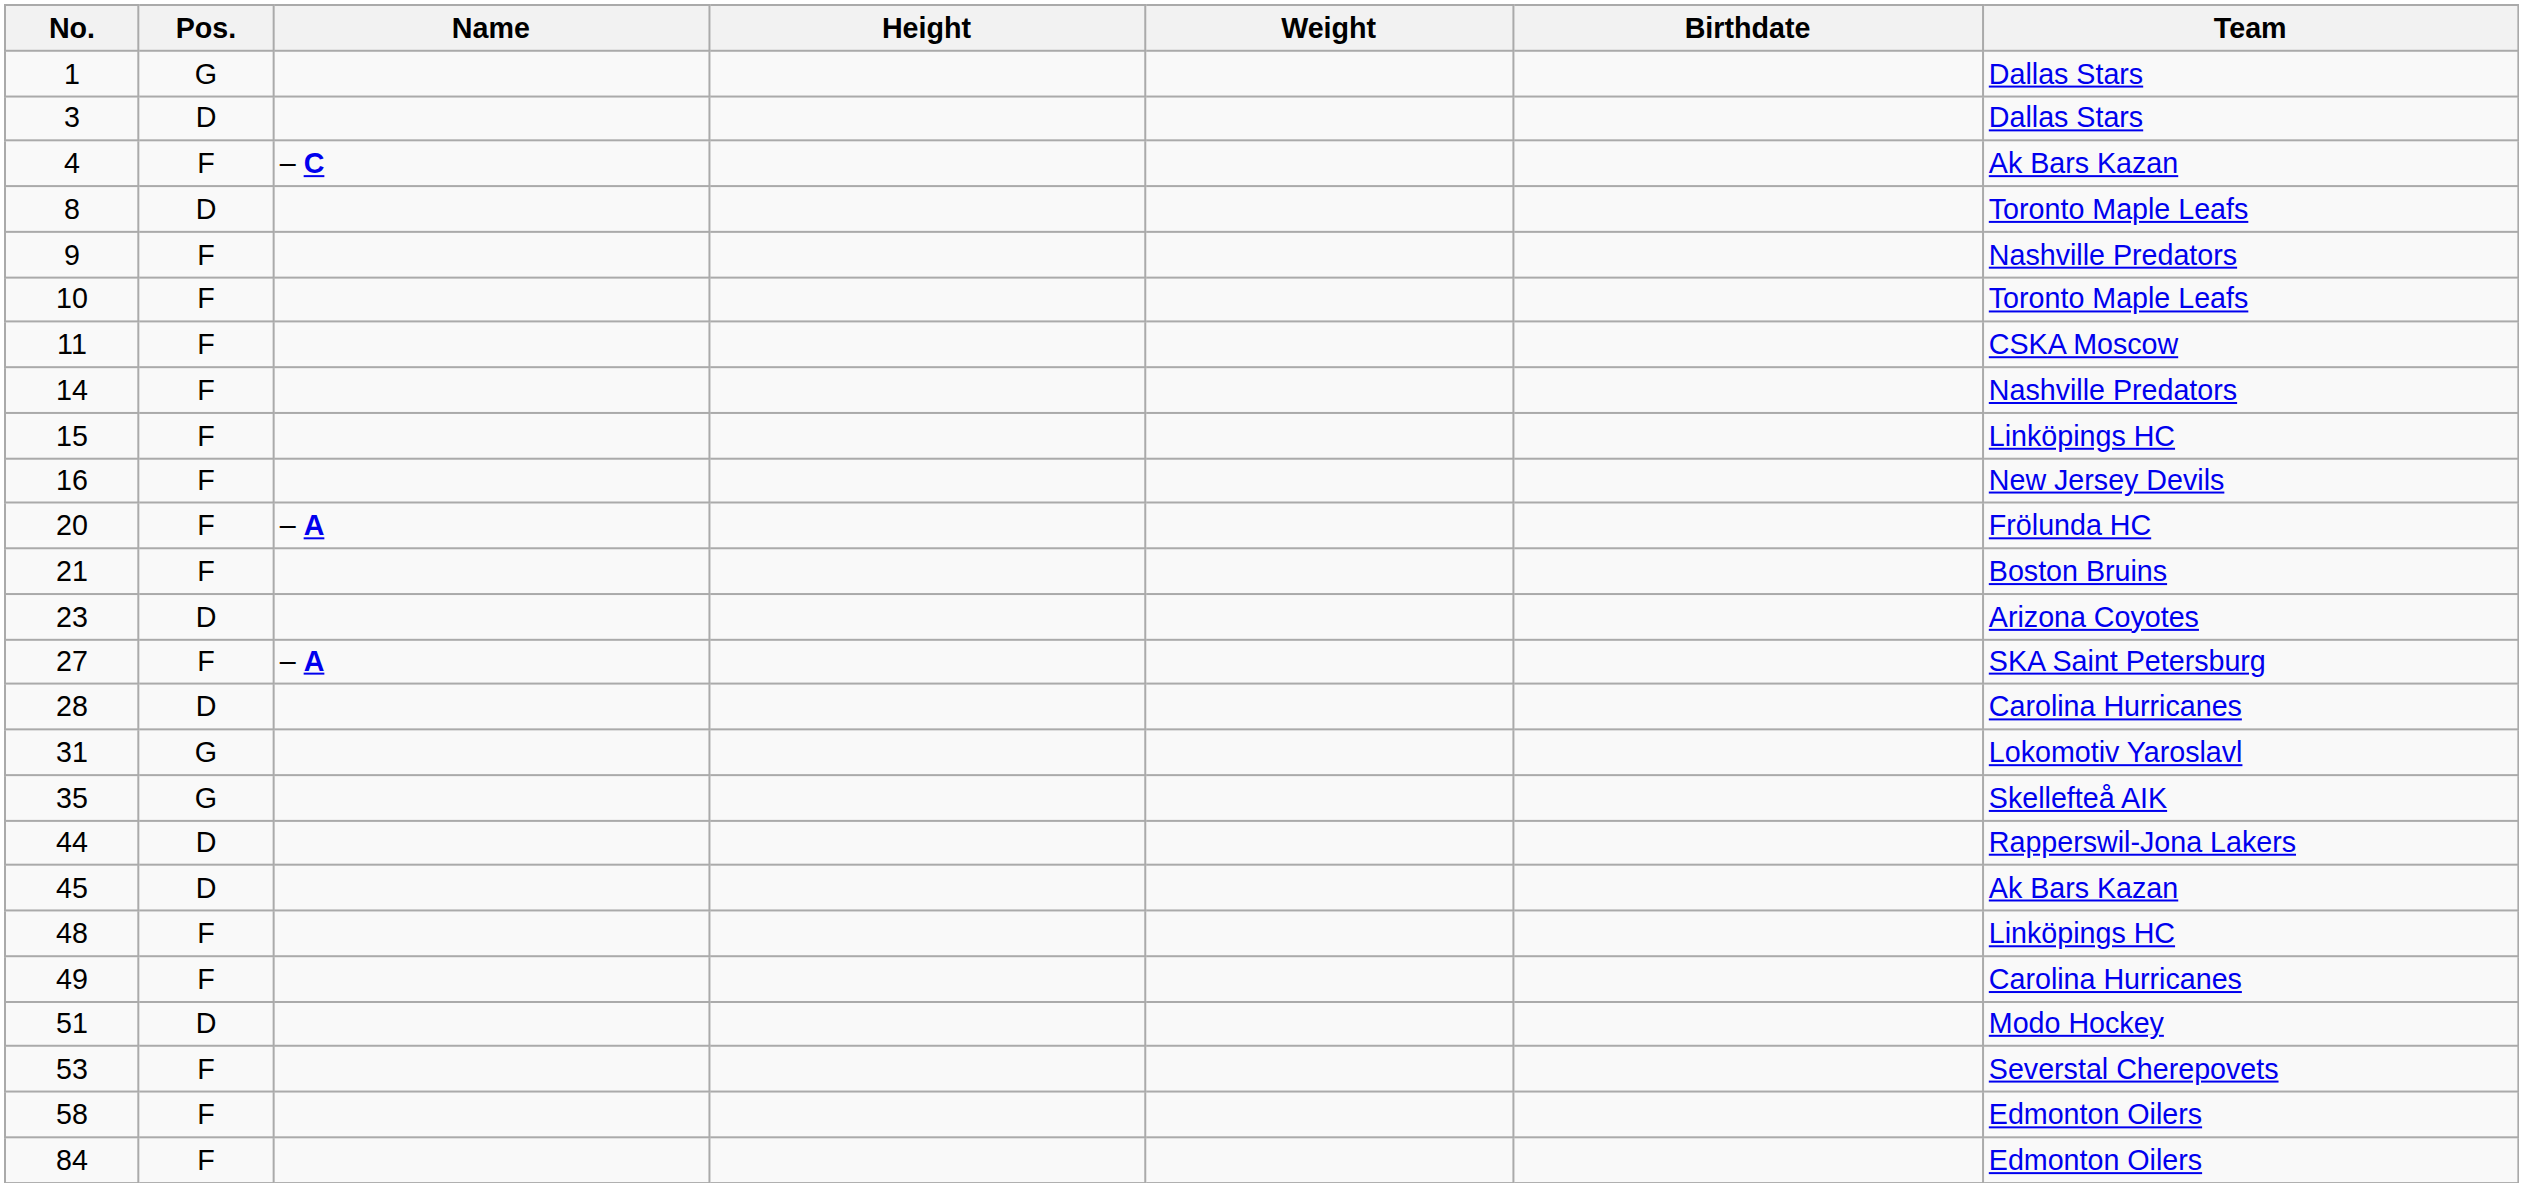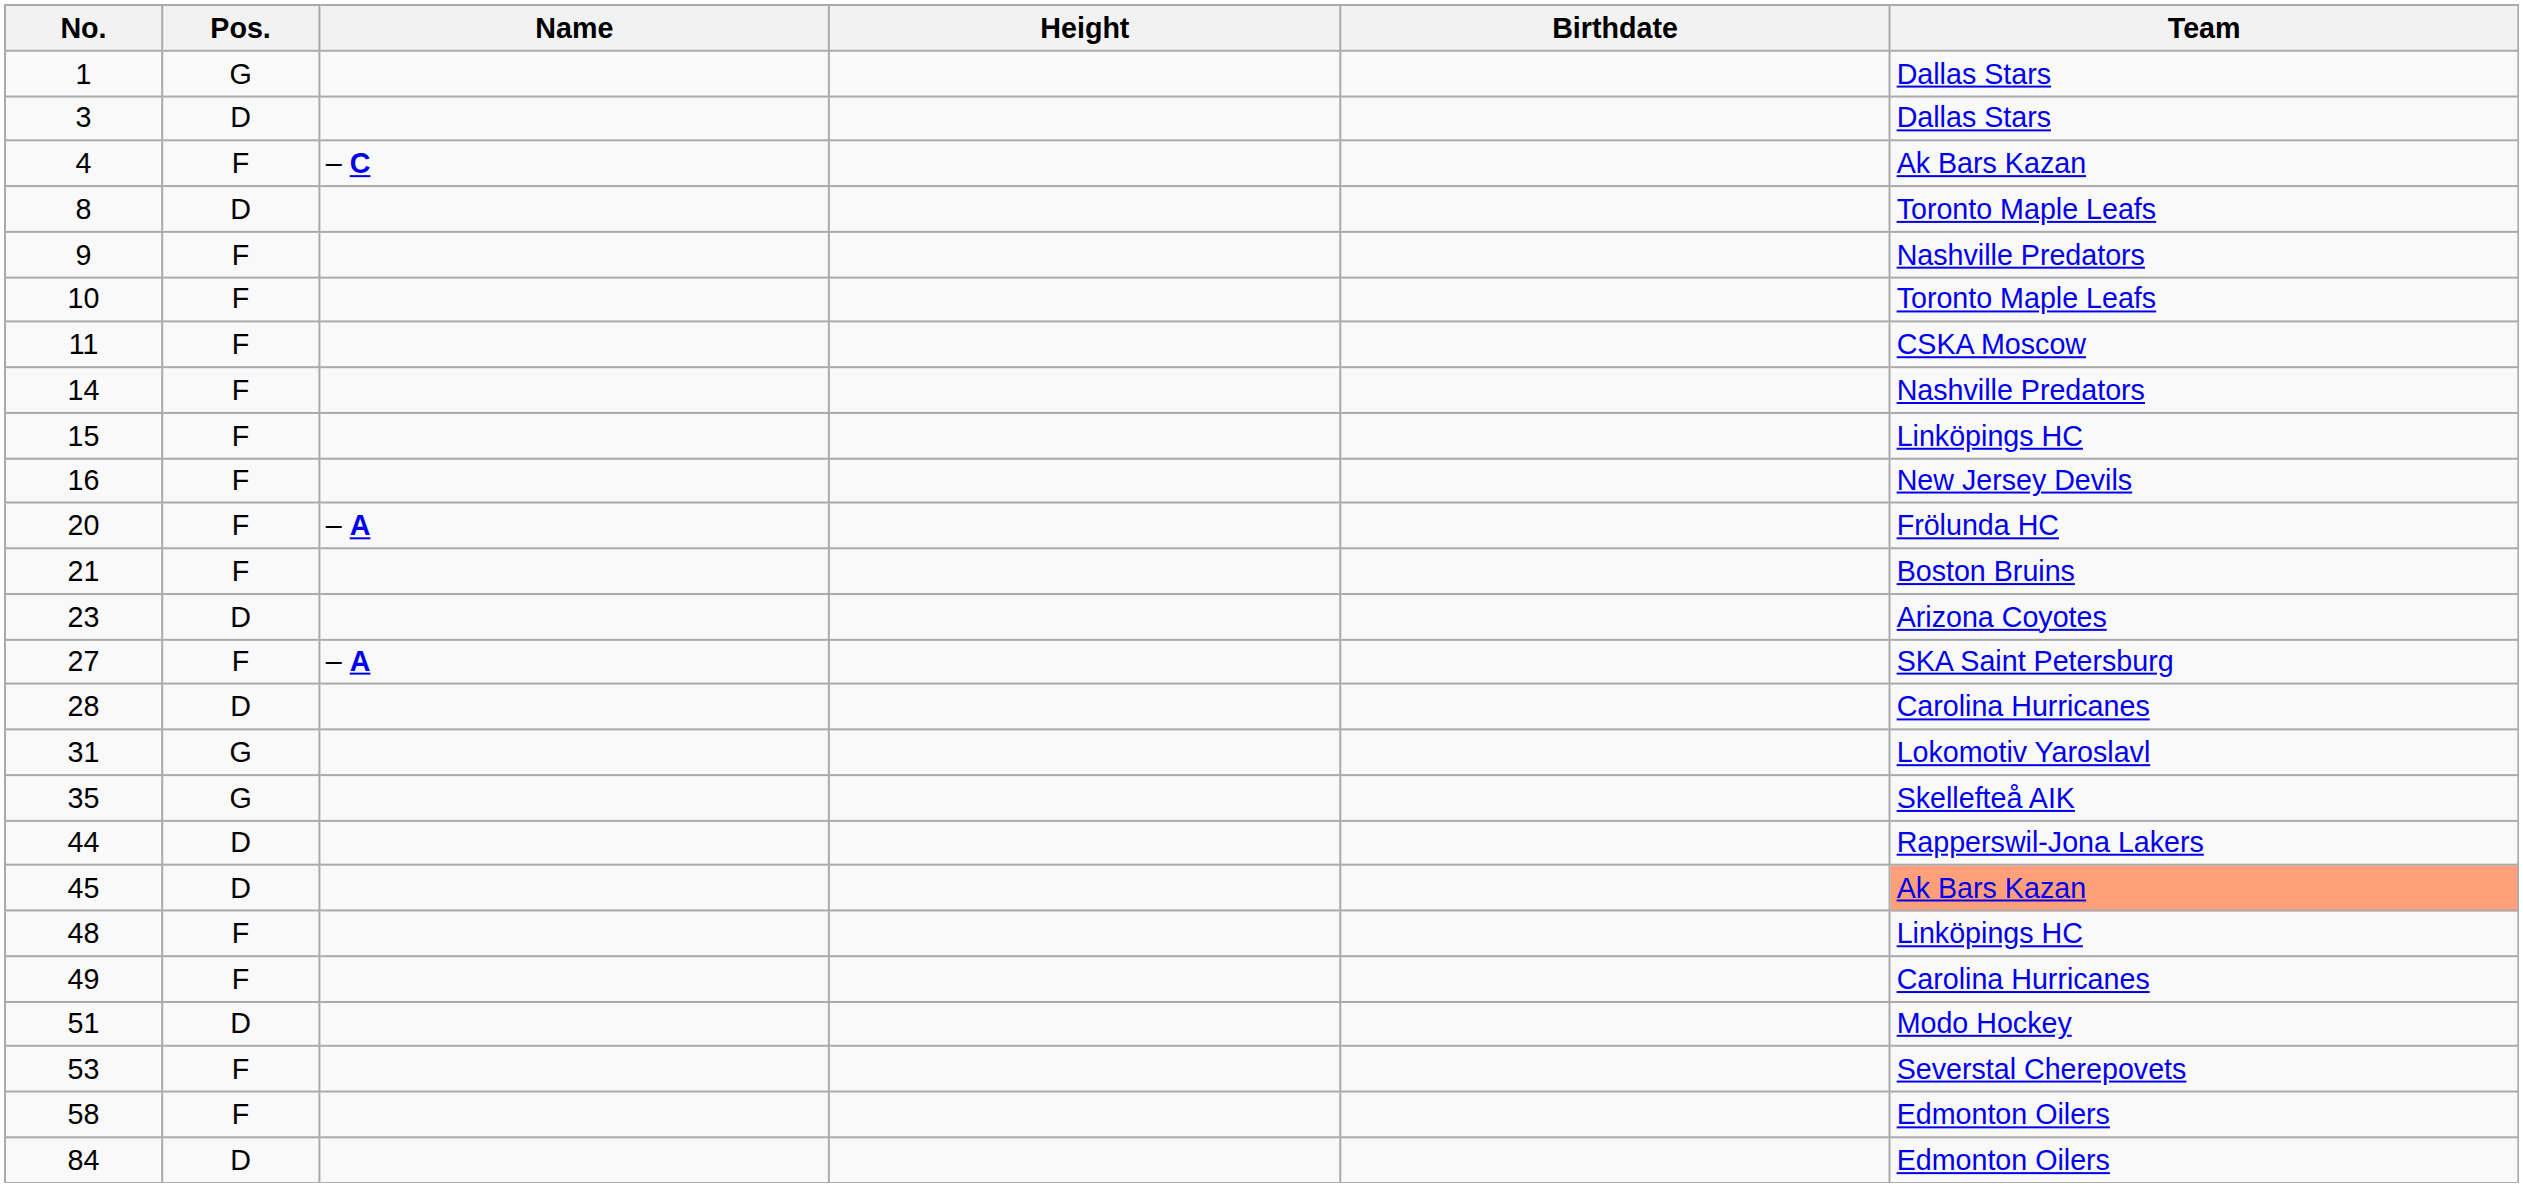- column: (1329, 28)
(2084, 888) no background -> (1991, 888) lightsalmon background
(206, 1160) F -> (241, 1160) D
